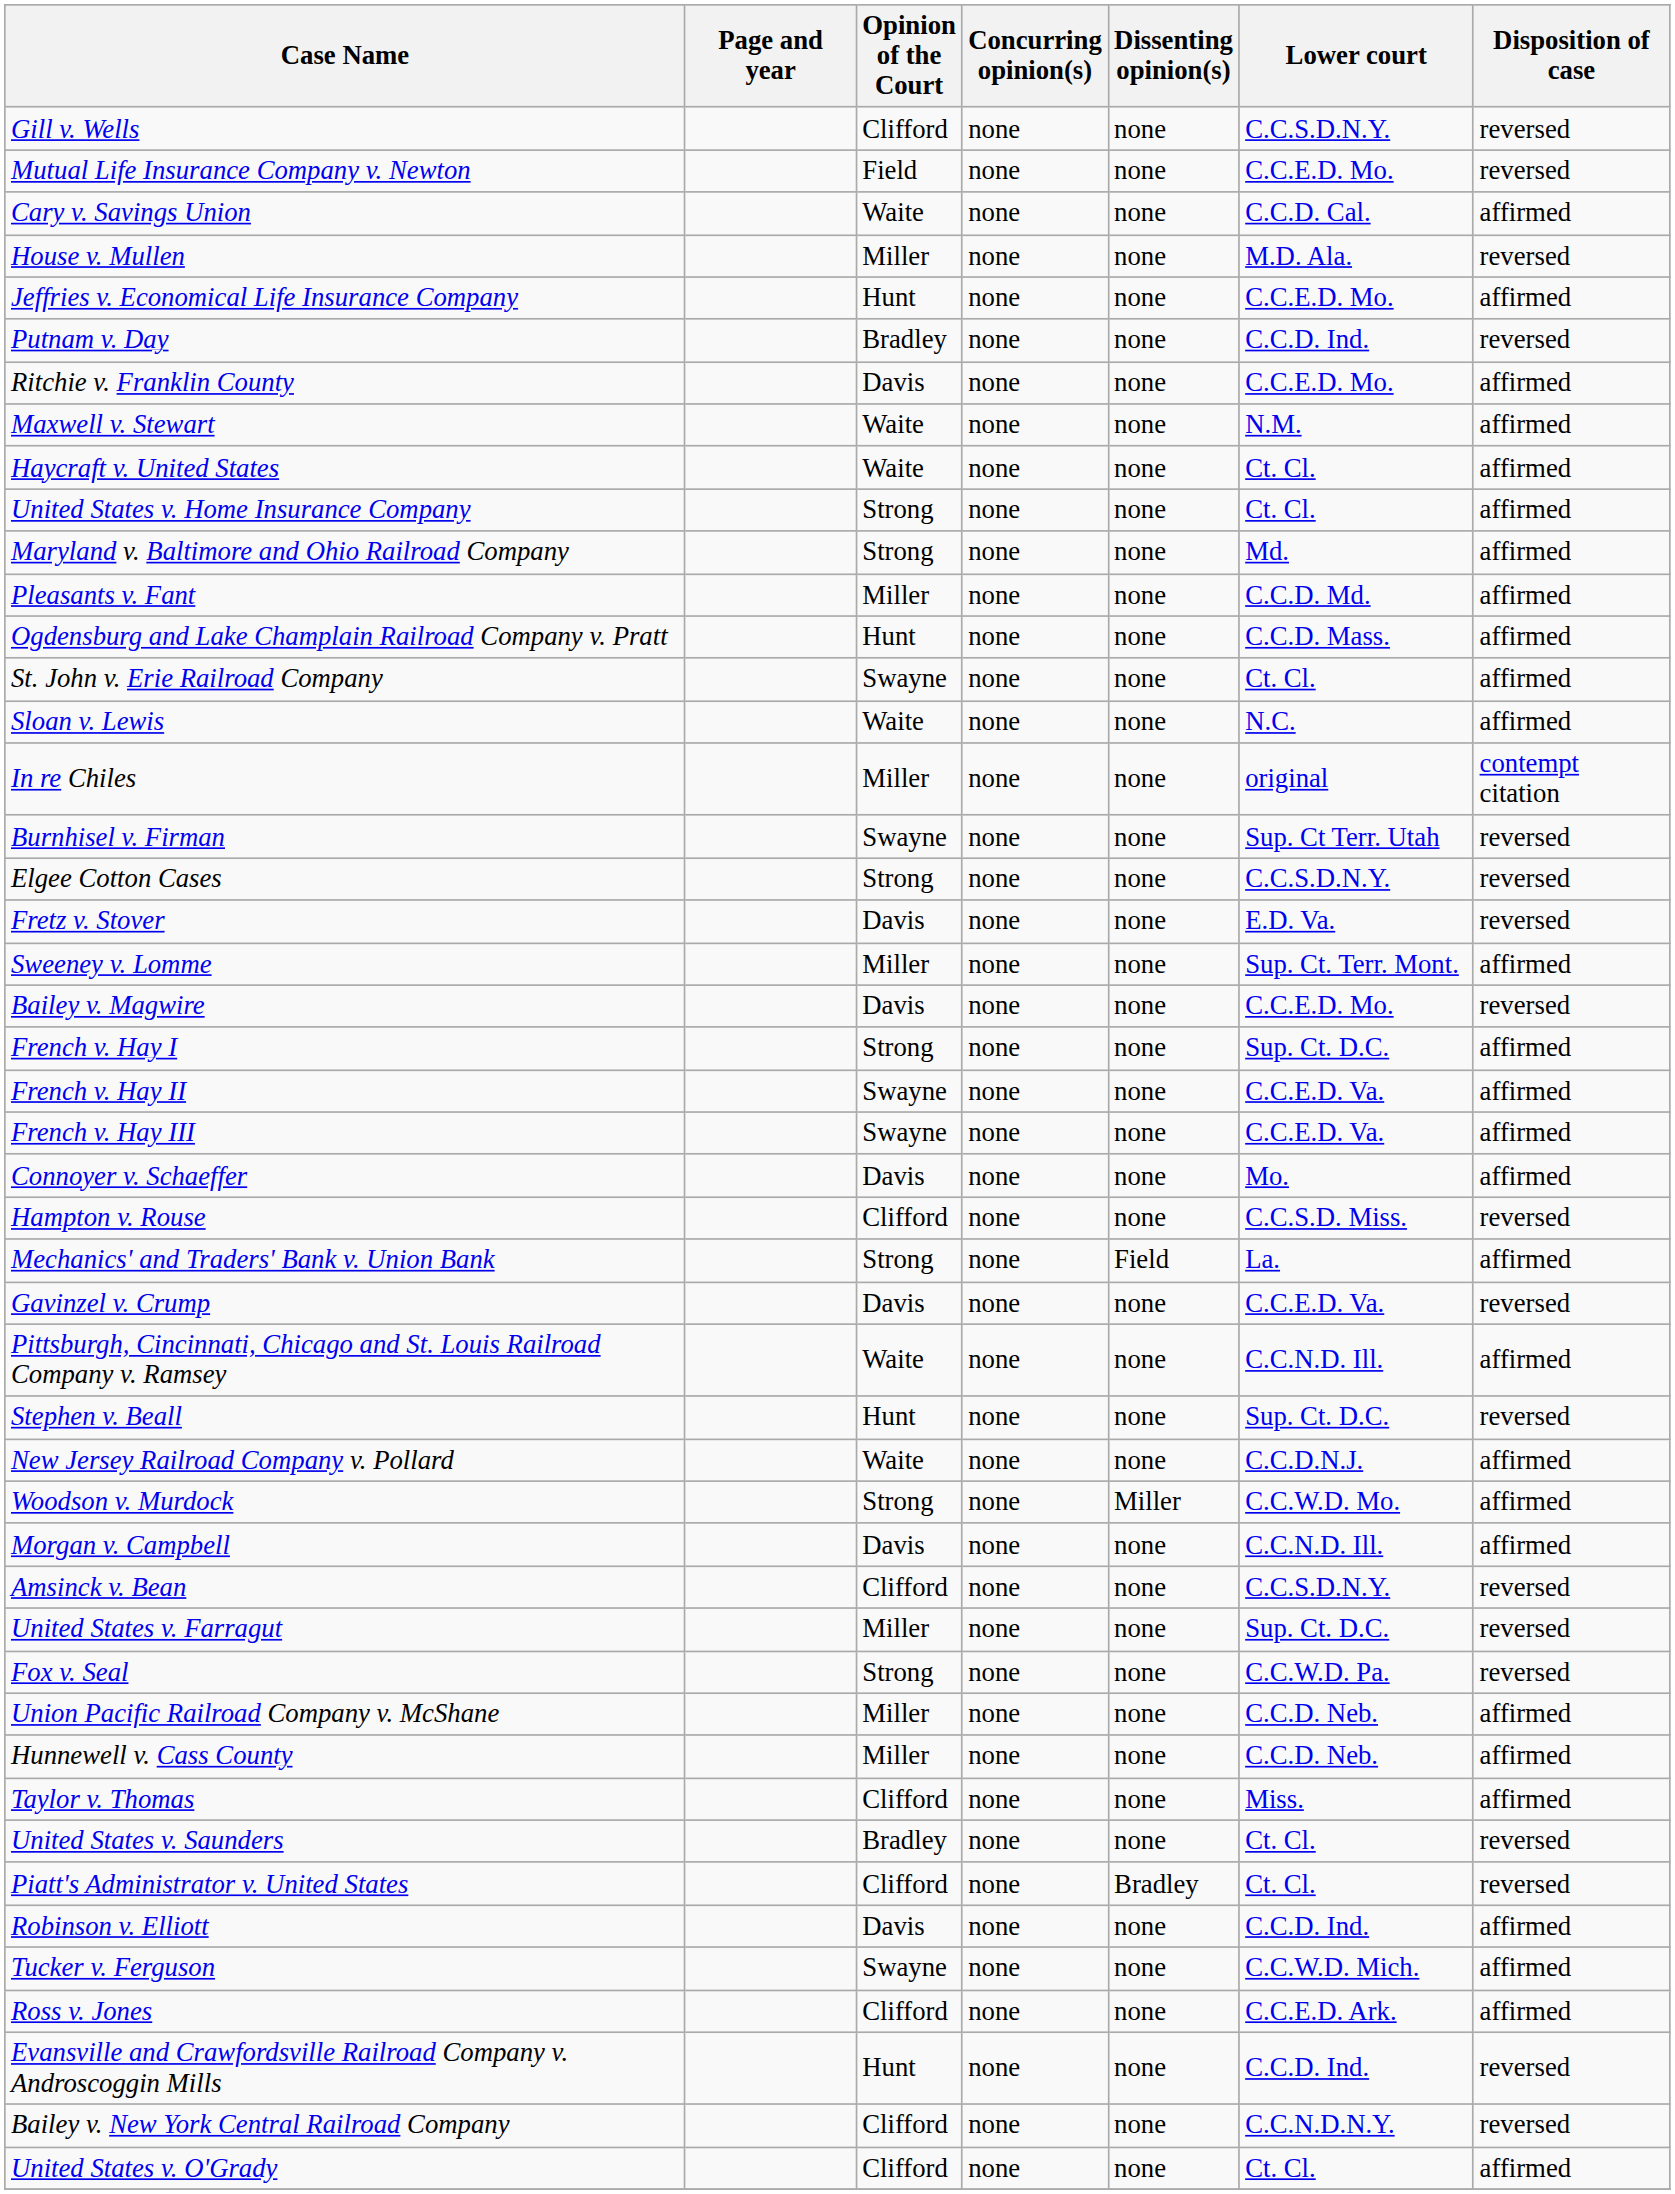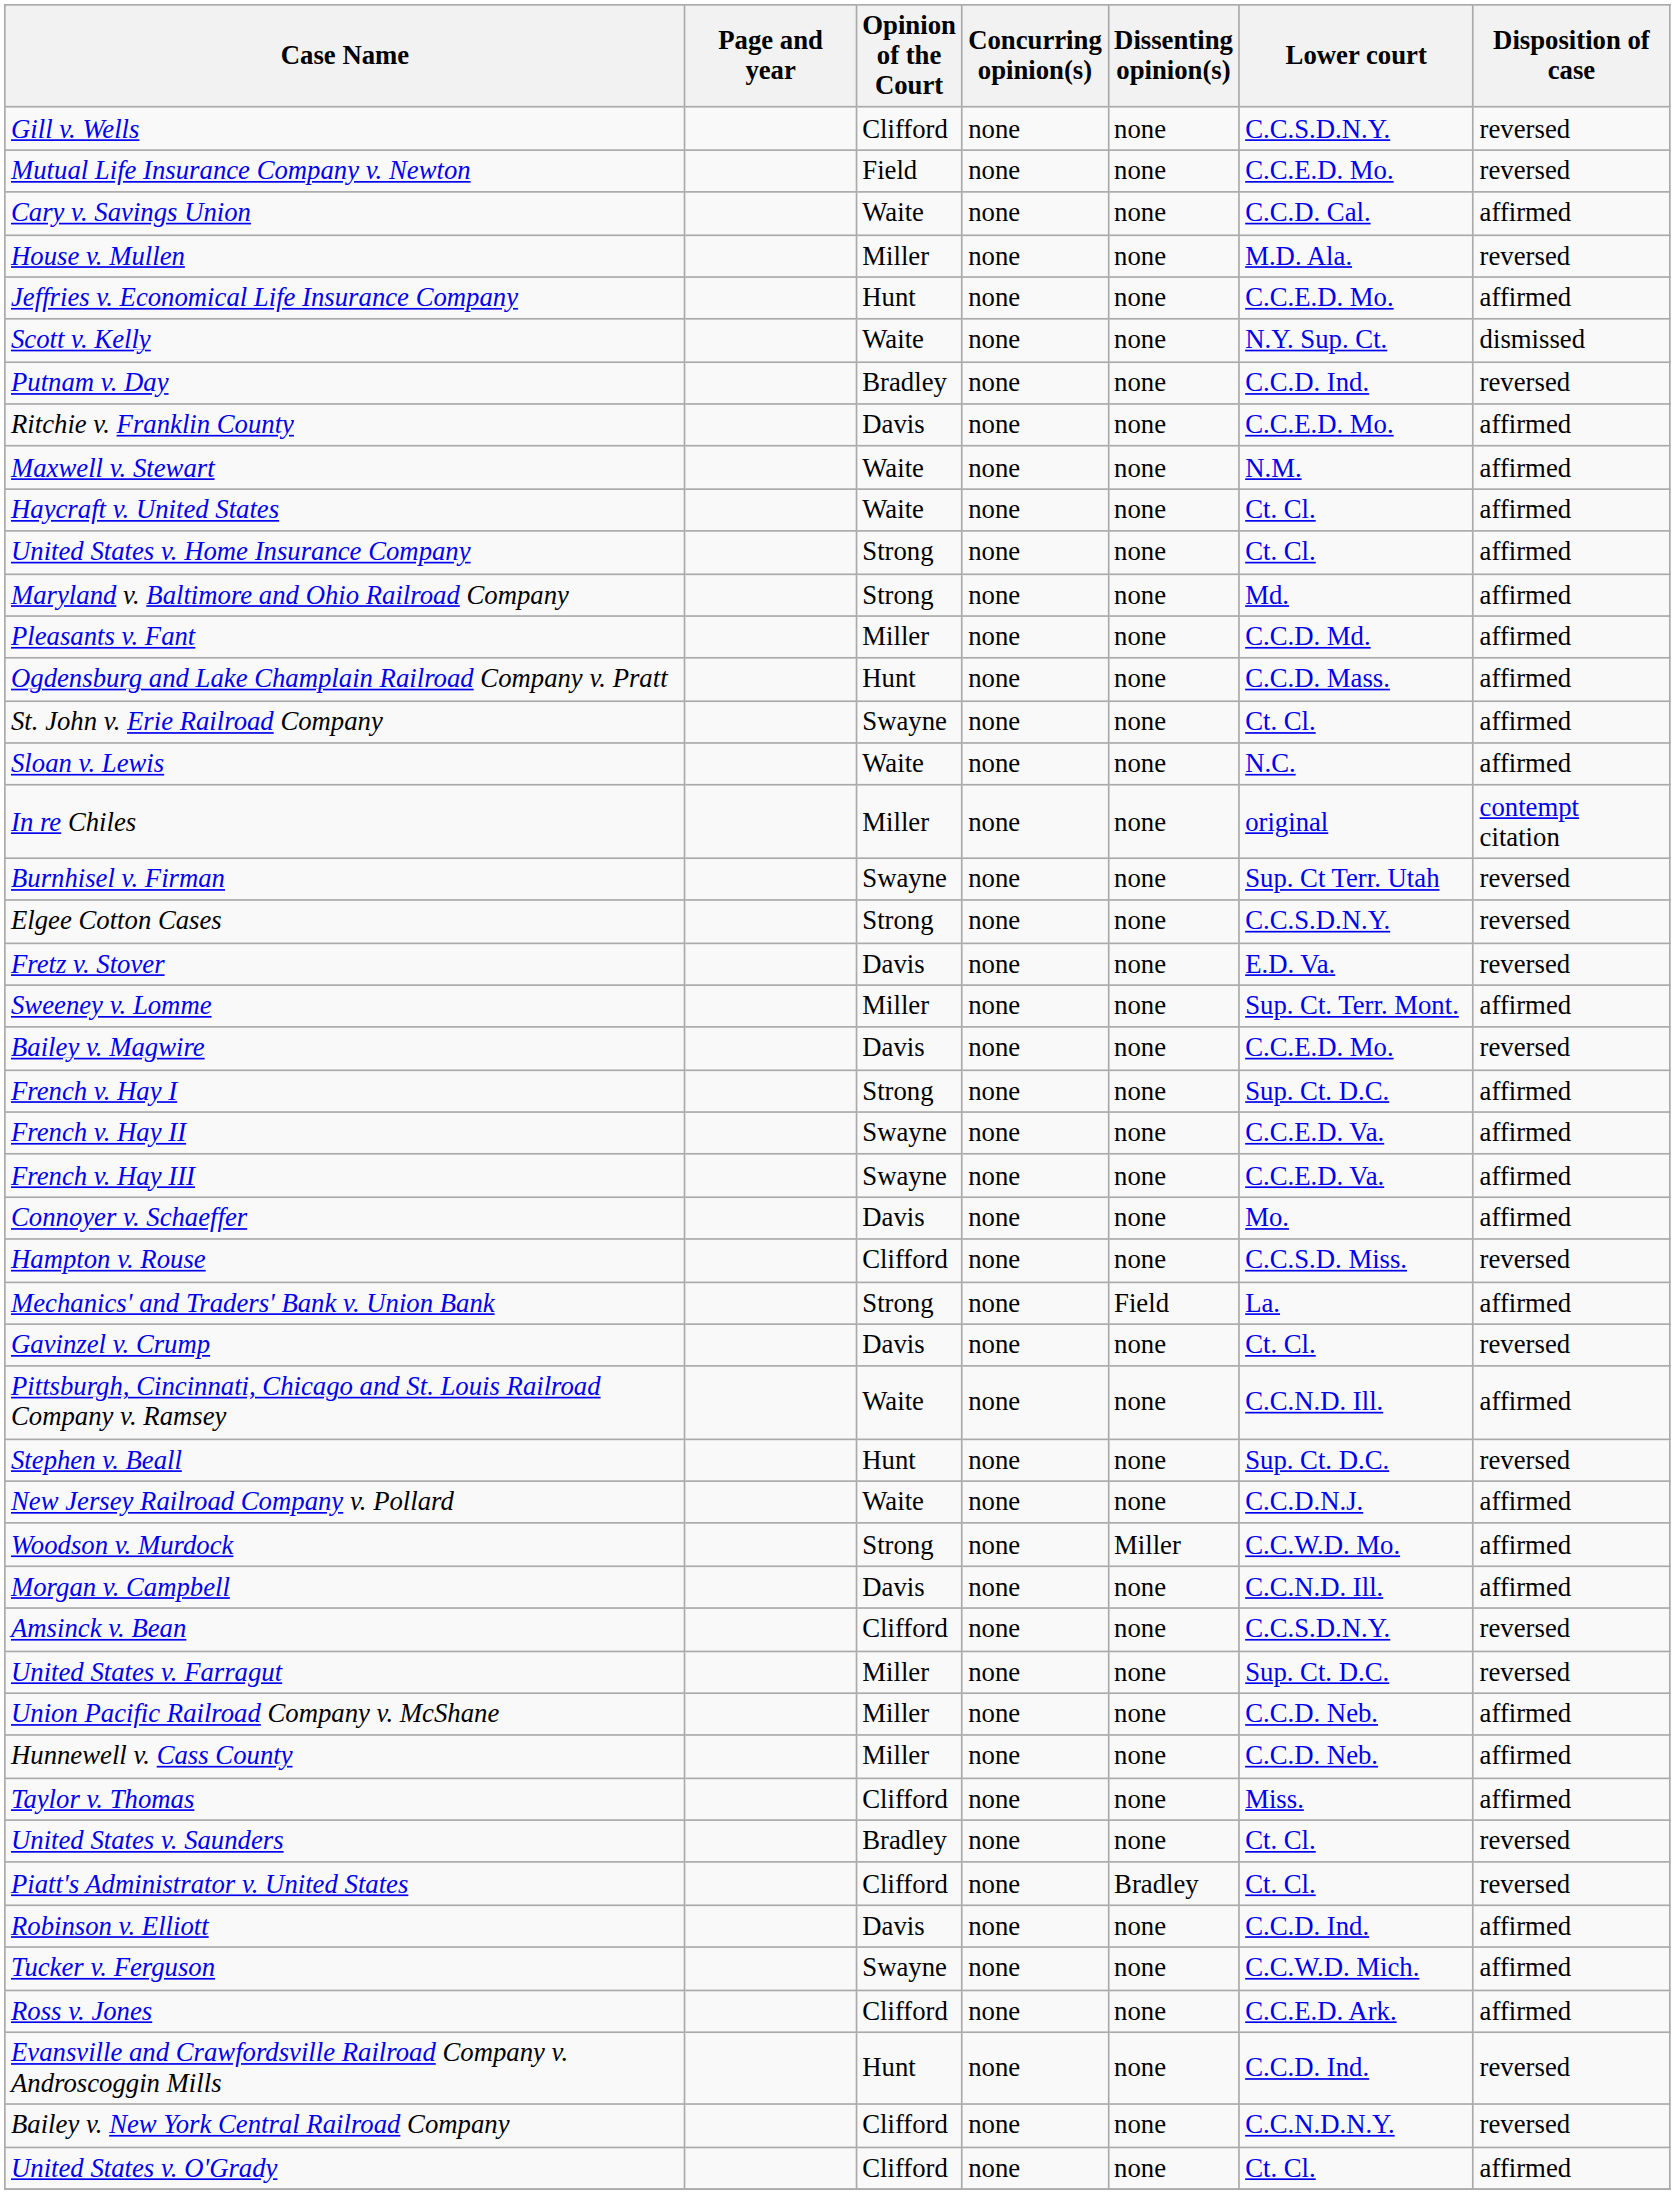+ row: (81, 340)
(1315, 1302) C.C.E.D. Va. -> (1280, 1344) Ct. Cl.
- row: (70, 1671)
